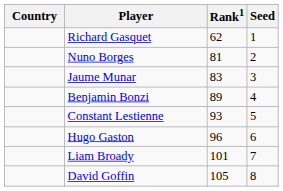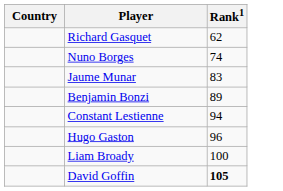- column: (262, 16)
(216, 57) 81 -> (216, 57) 74
(216, 116) 93 -> (216, 116) 94
(219, 156) 101 -> (219, 156) 100
(219, 176) normal -> (219, 176) bold
